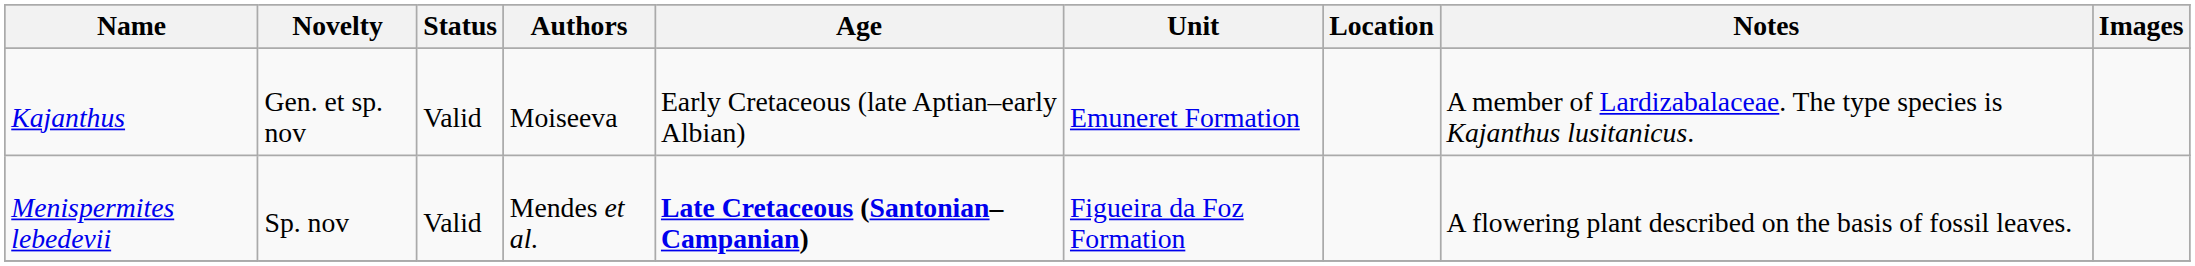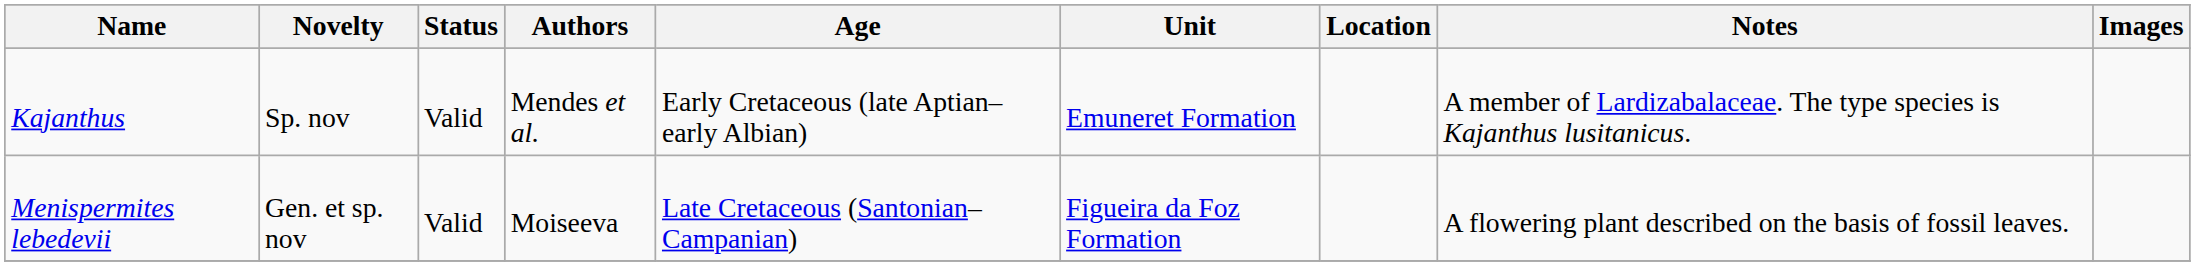(324, 117) Gen. et sp. nov -> (307, 117) Sp. nov
(564, 117) Moiseeva -> (568, 117) Mendes et al.
(307, 223) Sp. nov -> (324, 223) Gen. et sp. nov
(567, 223) Mendes et al. -> (565, 223) Moiseeva
(832, 223) bold -> (822, 223) normal
